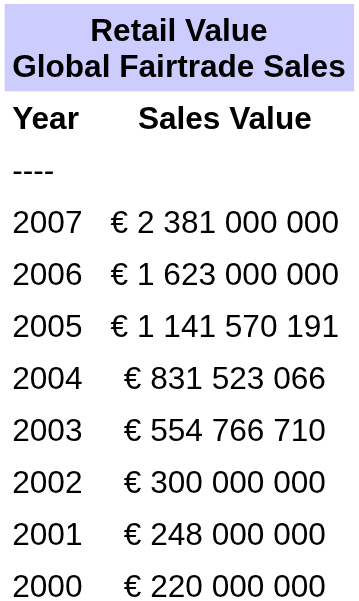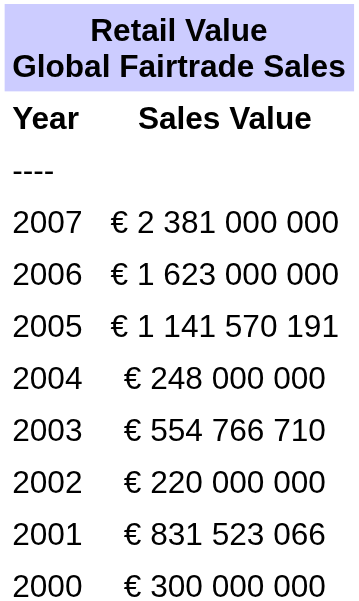(225, 377) € 831 523 066 -> (225, 377) € 248 000 000
(225, 481) € 300 000 000 -> (225, 481) € 220 000 000
(225, 533) € 248 000 000 -> (225, 533) € 831 523 066
(225, 585) € 220 000 000 -> (225, 585) € 300 000 000
